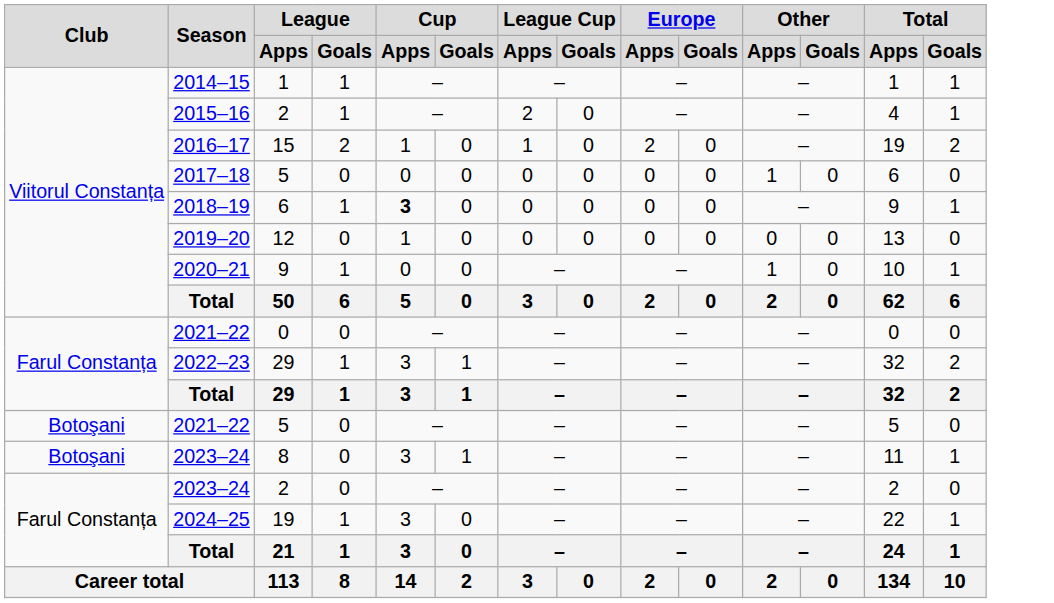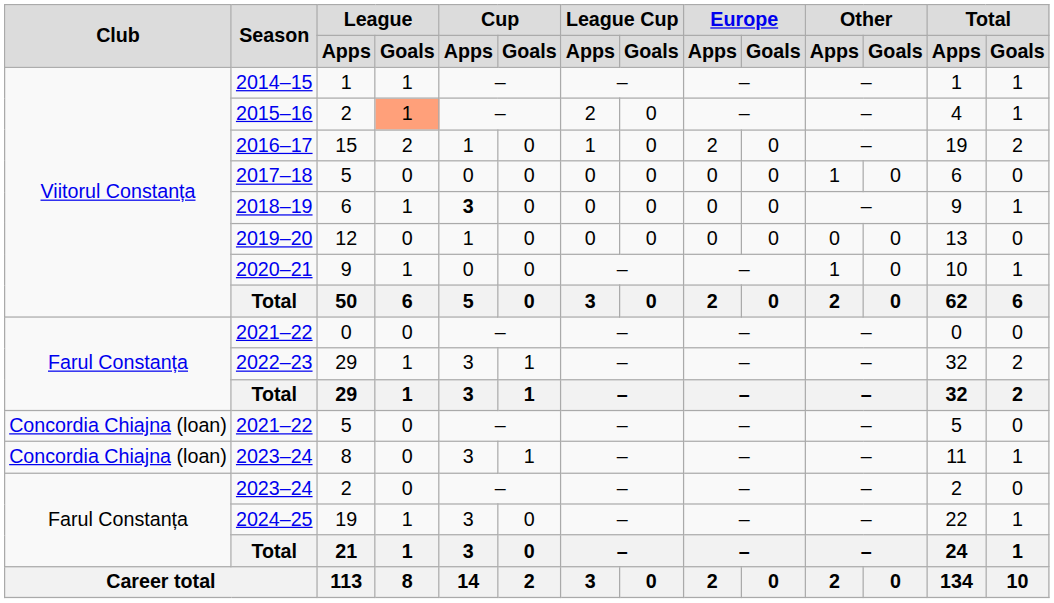(345, 113) no background -> (407, 113) lightsalmon background
(87, 425) Botoşani -> (118, 425) Concordia Chiajna (loan)
(87, 457) Botoşani -> (118, 457) Concordia Chiajna (loan)
